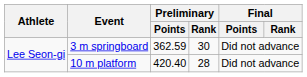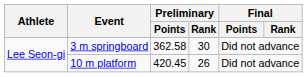(170, 46) 362.59 -> (170, 46) 362.58
(170, 64) 420.40 -> (170, 64) 420.45
(204, 64) 28 -> (204, 64) 26
